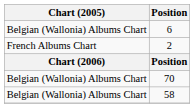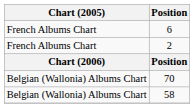(77, 29) Belgian (Wallonia) Albums Chart -> (51, 29) French Albums Chart
